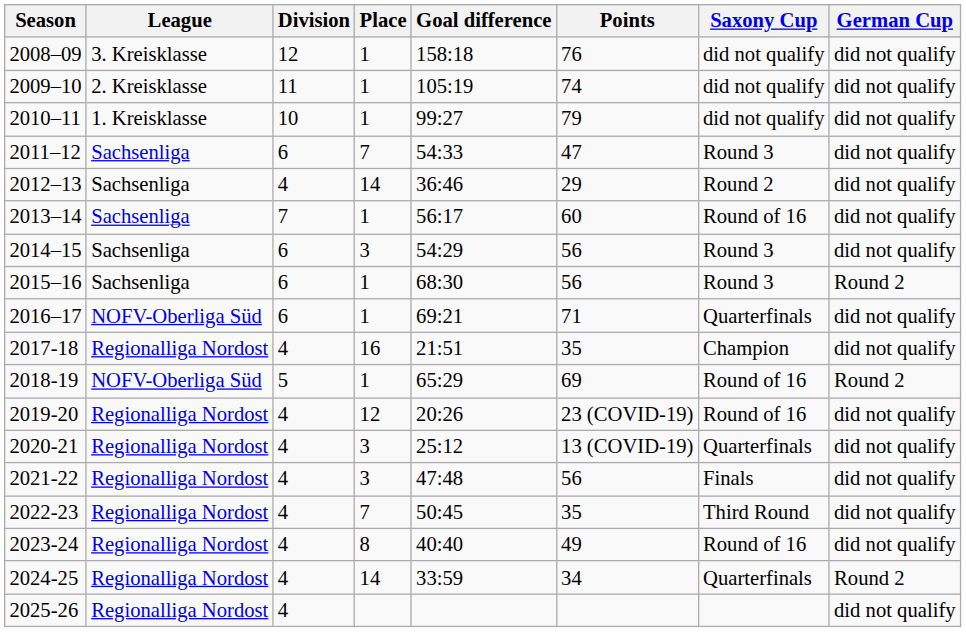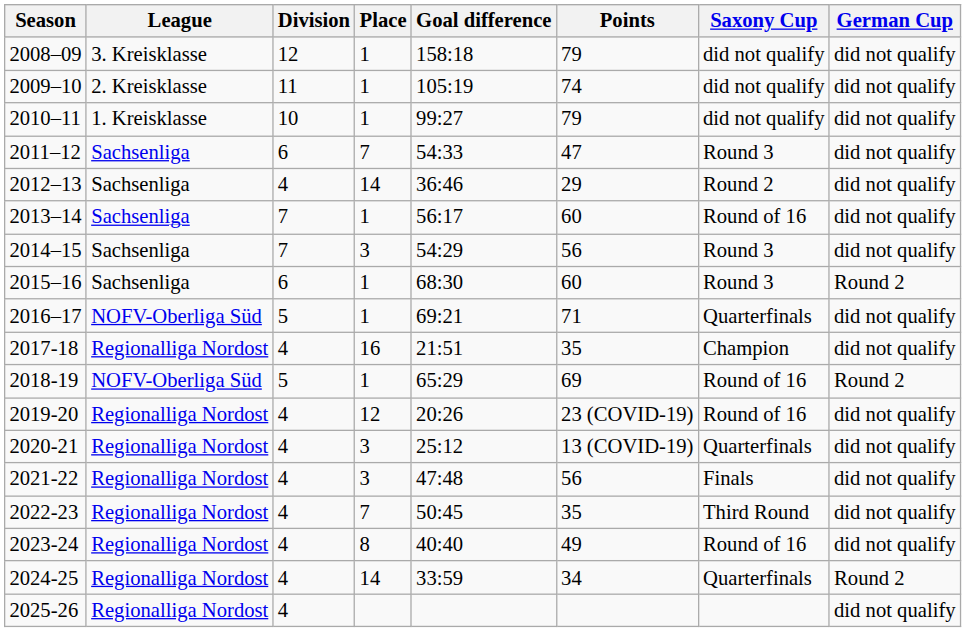(571, 53) 76 -> (571, 53) 79
(283, 250) 6 -> (283, 250) 7
(571, 282) 56 -> (571, 282) 60
(283, 315) 6 -> (283, 315) 5
